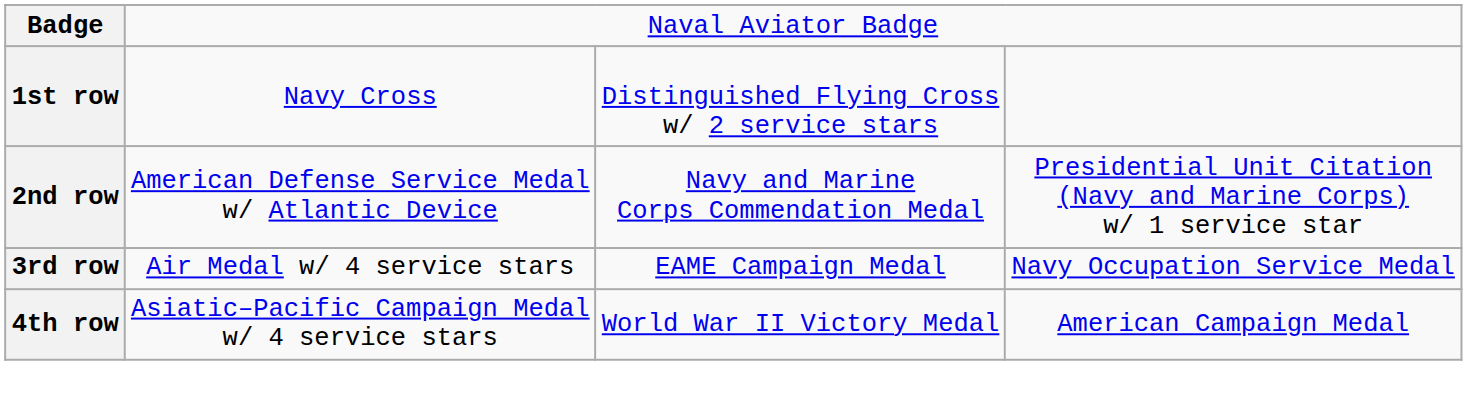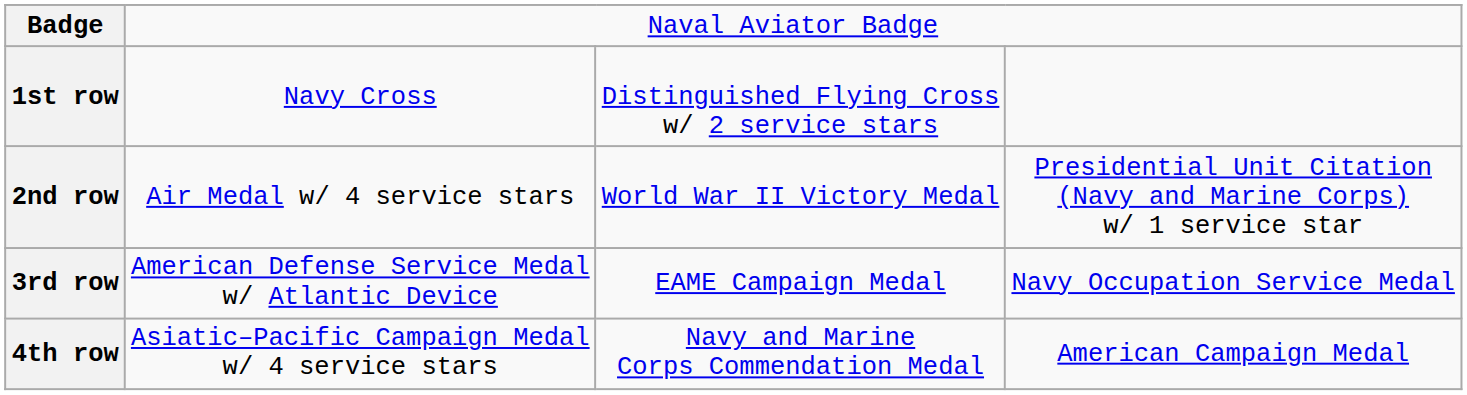(360, 197) American Defense Service Medal w/ Atlantic Device -> (360, 197) Air Medal w/ 4 service stars
(801, 197) Navy and Marine Corps Commendation Medal -> (801, 197) World War II Victory Medal
(360, 268) Air Medal w/ 4 service stars -> (360, 283) American Defense Service Medal w/ Atlantic Device
(801, 324) World War II Victory Medal -> (801, 354) Navy and Marine Corps Commendation Medal
